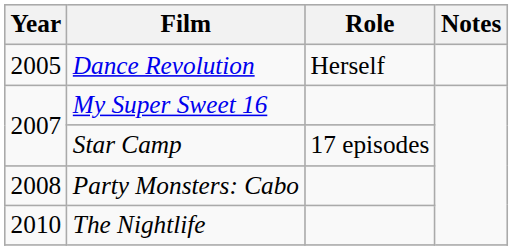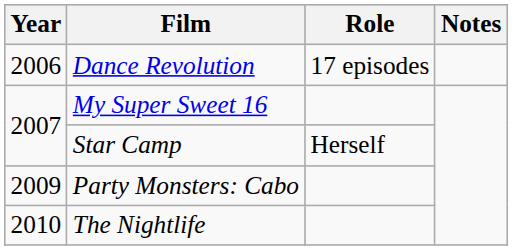(36, 64) 2005 -> (36, 64) 2006
(348, 64) Herself -> (370, 64) 17 episodes
(370, 144) 17 episodes -> (348, 144) Herself
(36, 184) 2008 -> (36, 184) 2009
